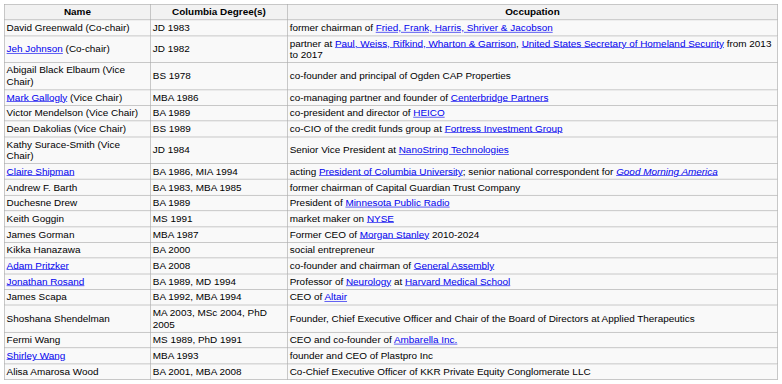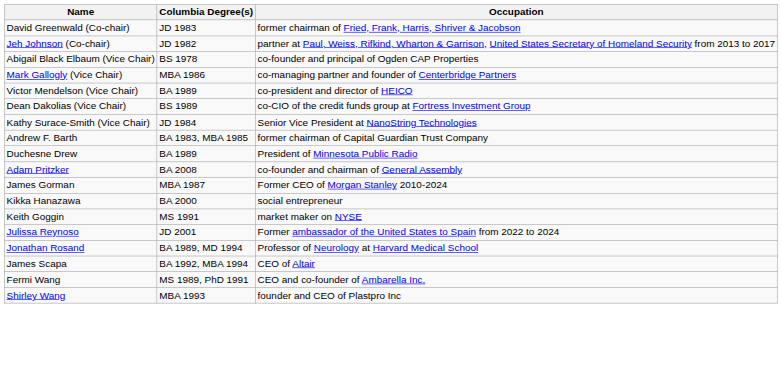- row: (41, 171)
rows swapped: (35, 218) <-> (38, 266)
+ row: (43, 232)
- row: (58, 318)
- row: (53, 371)
